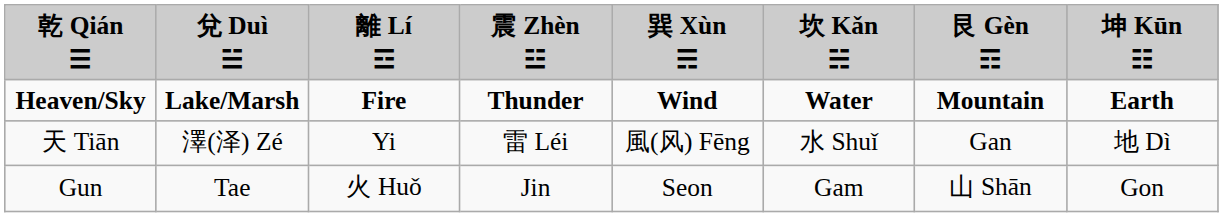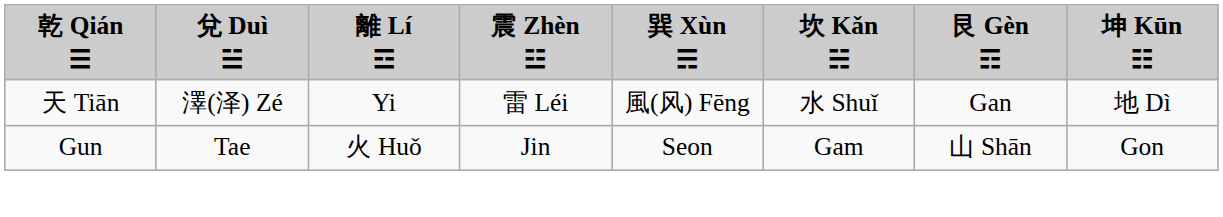- row: (81, 99)
